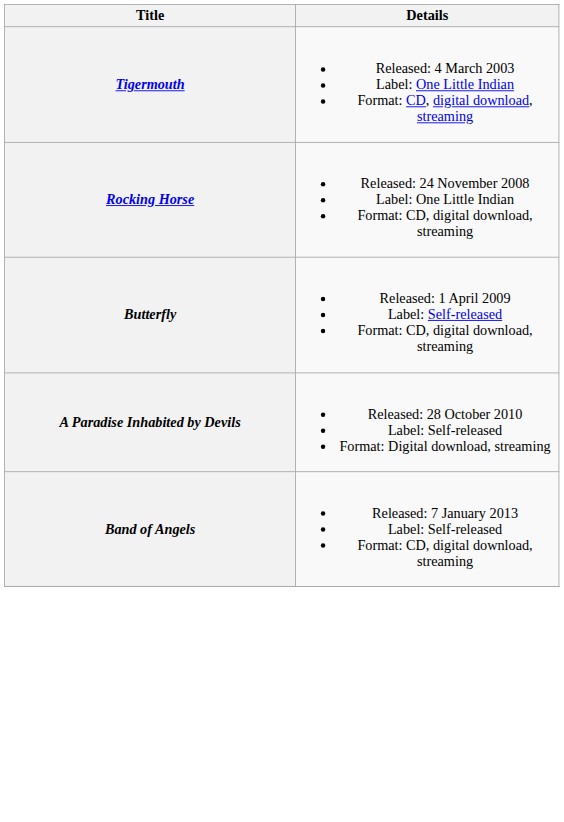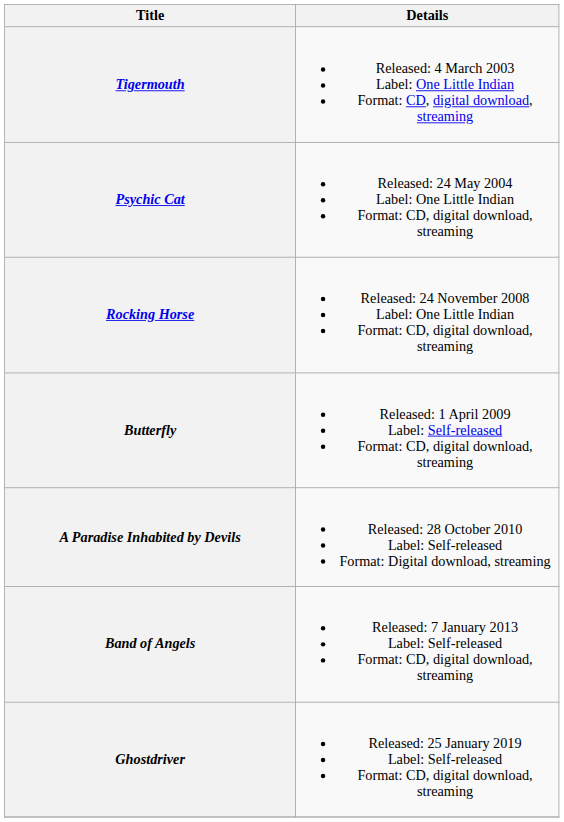+ row: (150, 199)
+ row: (150, 759)
